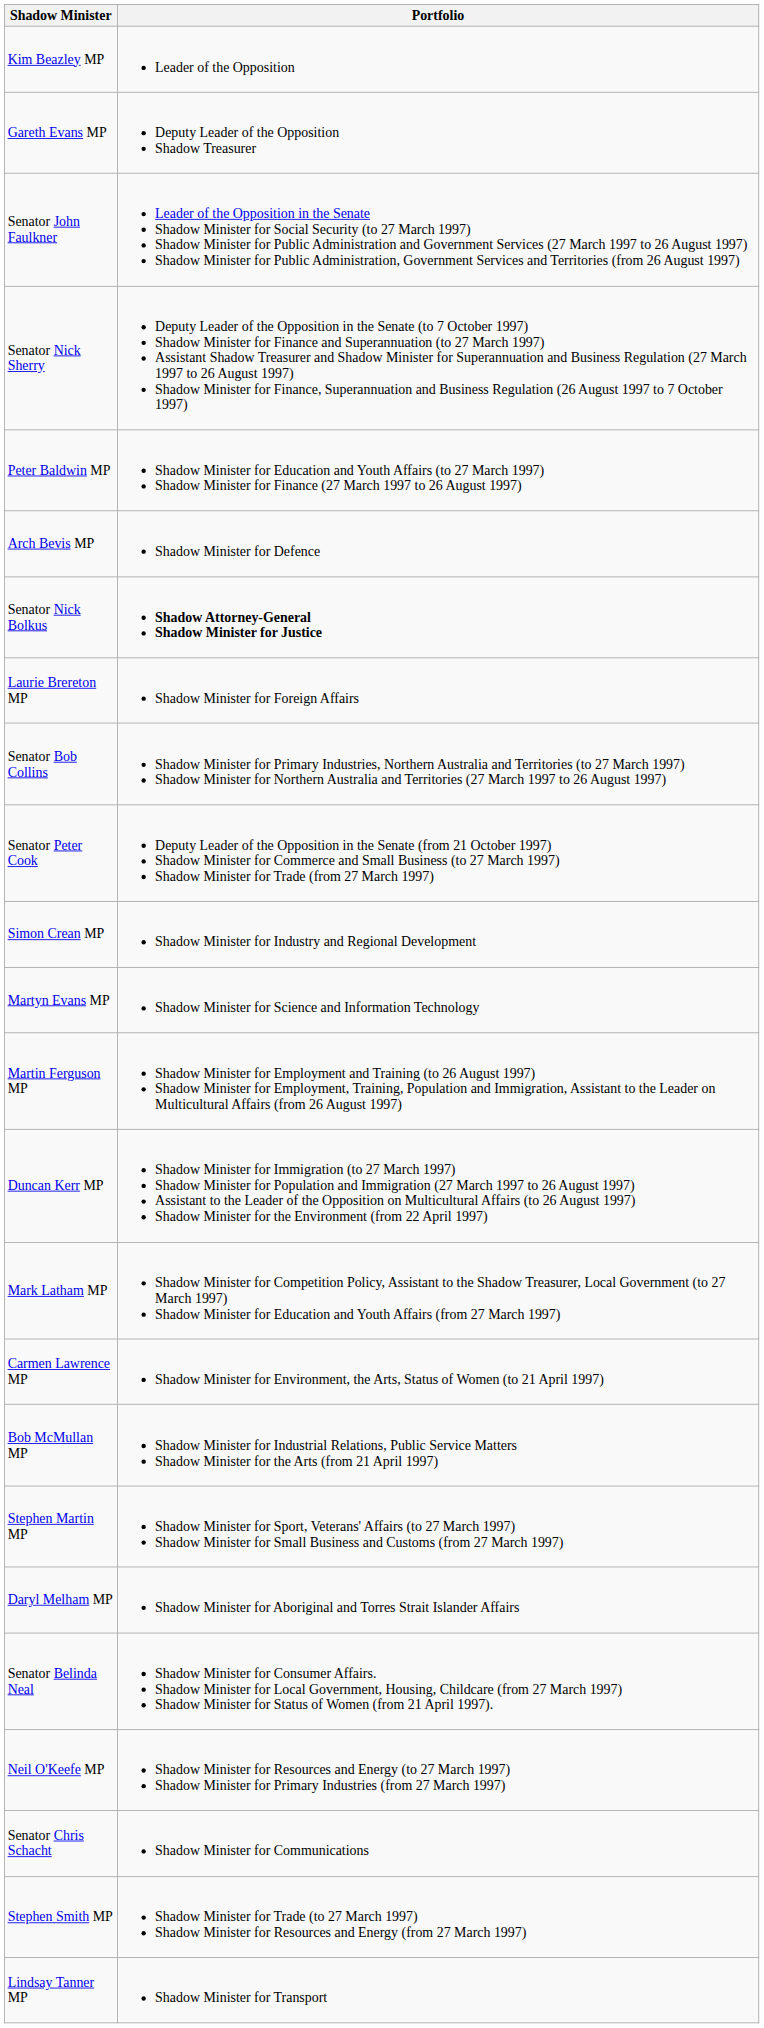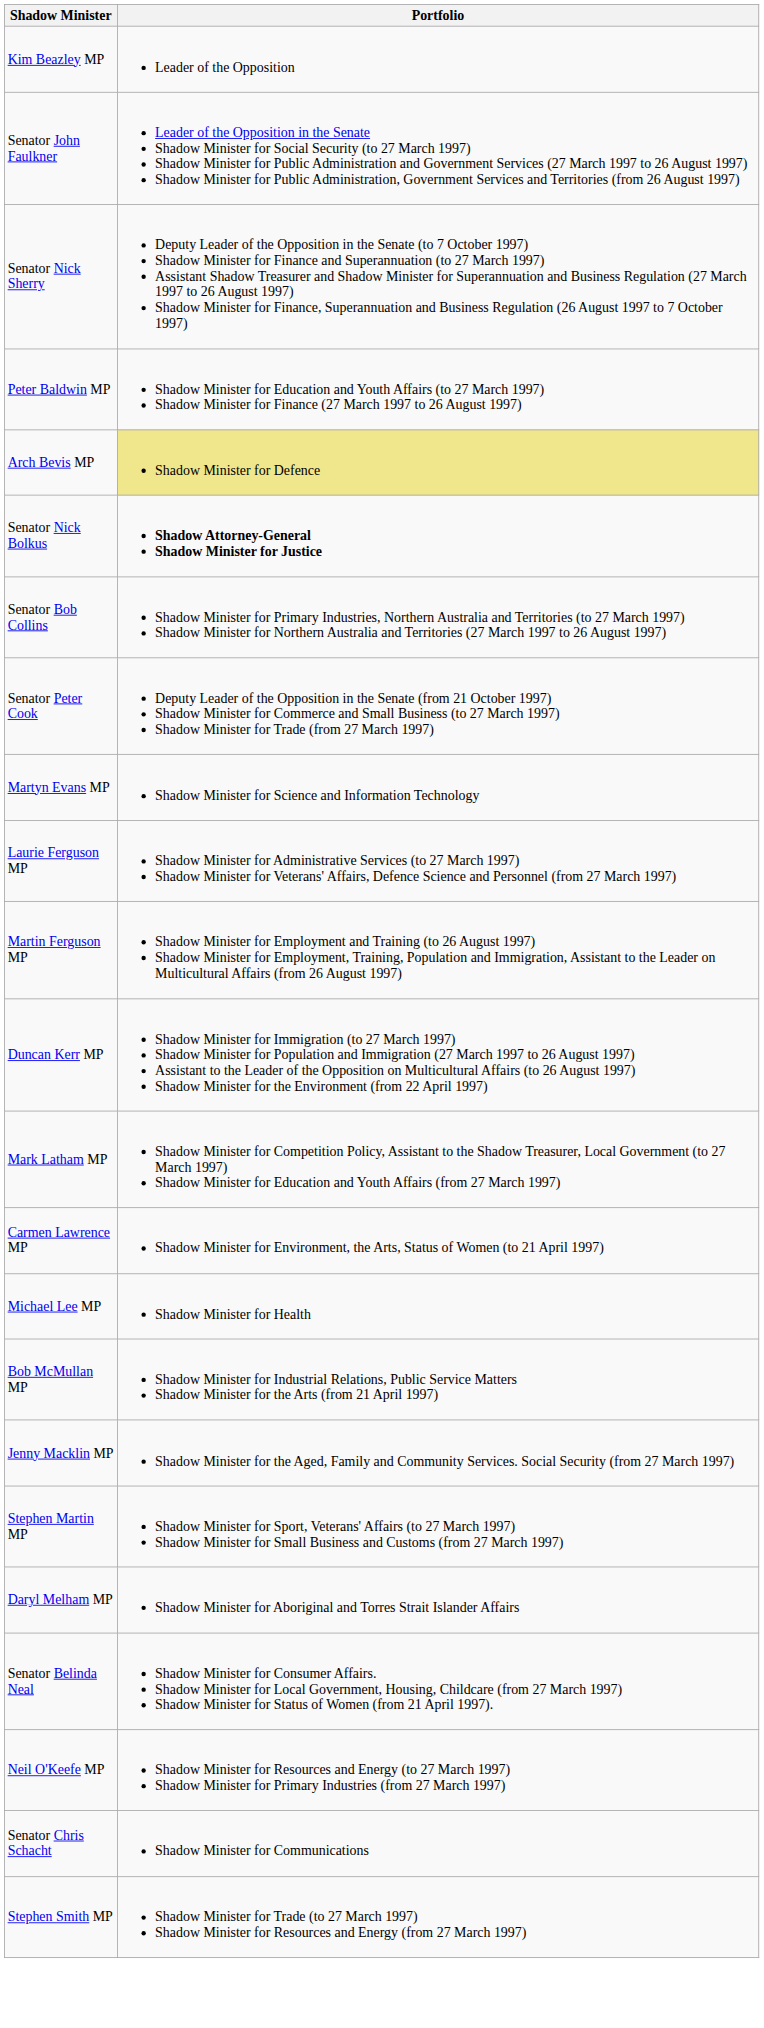- row: (57, 132)
(438, 552) no background -> (438, 470) khaki background
- row: (52, 690)
- row: (56, 934)
+ row: (53, 860)
+ row: (54, 1306)
+ row: (61, 1453)
- row: (51, 1990)
